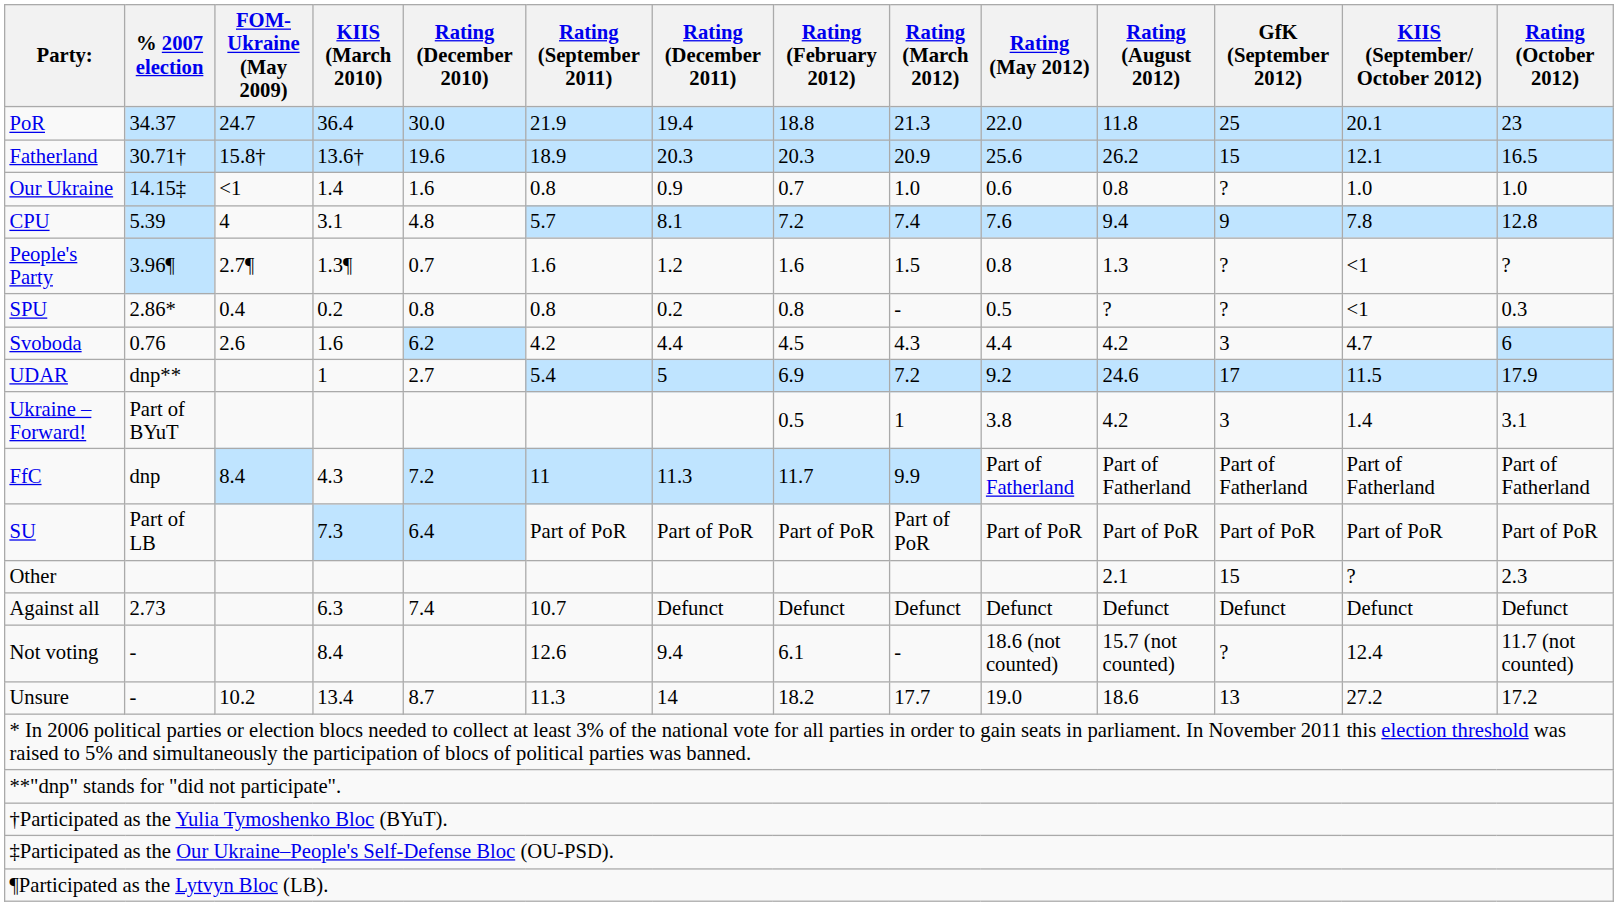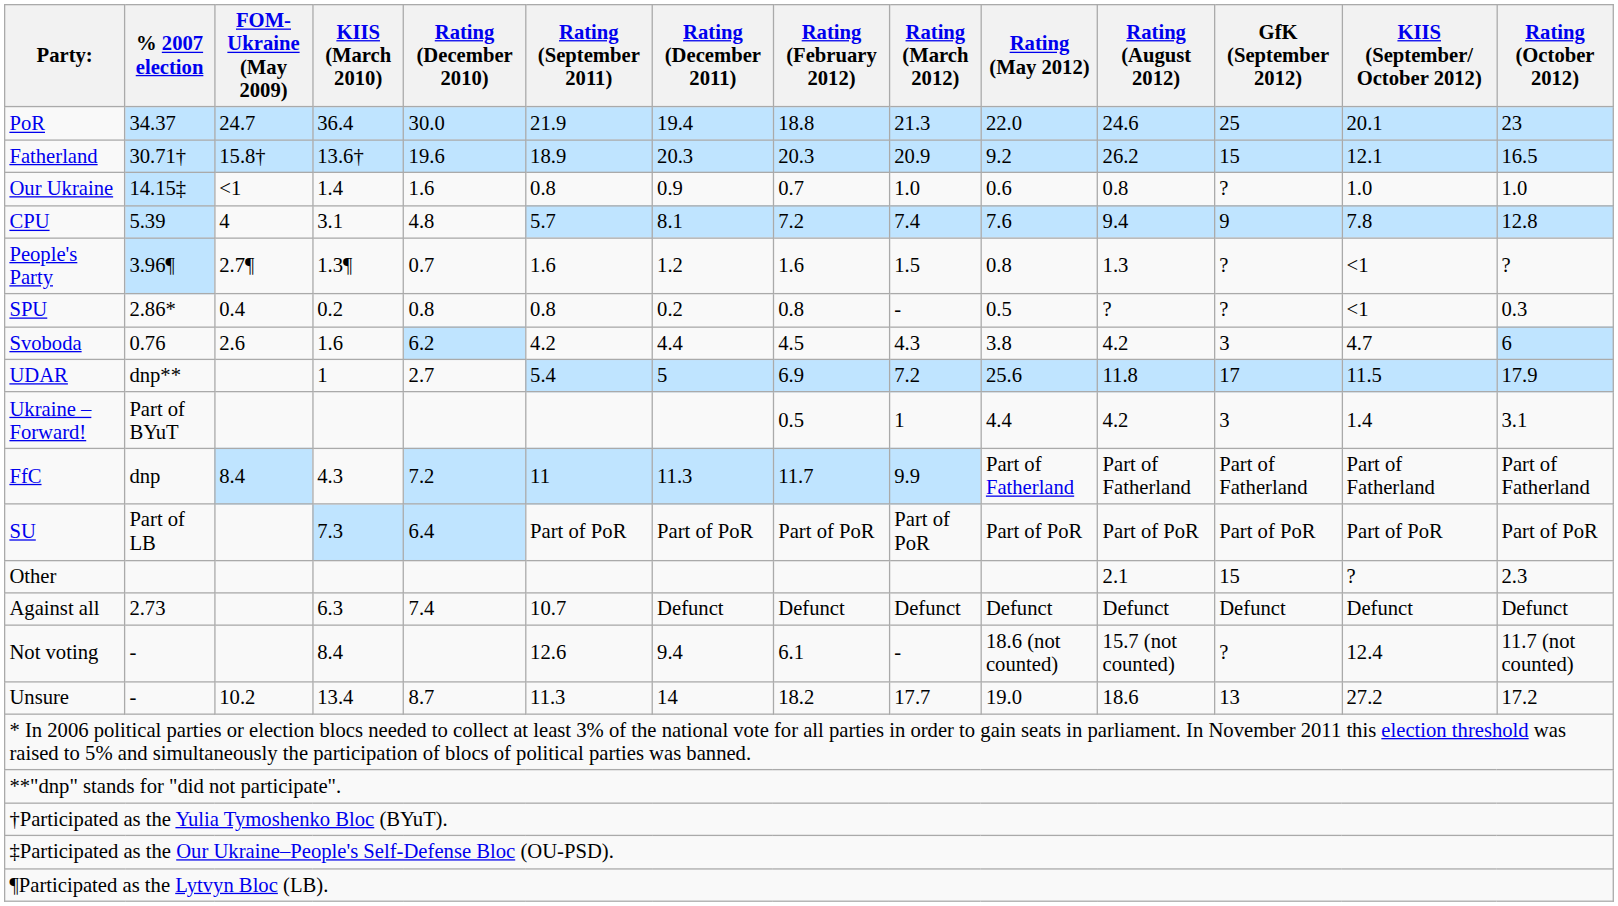(1120, 123) 11.8 -> (1121, 123) 24.6
(1004, 155) 25.6 -> (999, 155) 9.2
(999, 342) 4.4 -> (999, 342) 3.8
(999, 375) 9.2 -> (1004, 375) 25.6
(1121, 375) 24.6 -> (1120, 375) 11.8
(999, 419) 3.8 -> (999, 419) 4.4
